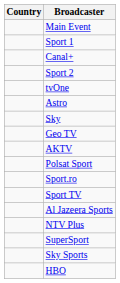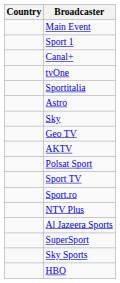- row: (60, 73)
+ row: (66, 88)
rows swapped: (64, 194) <-> (61, 179)
rows swapped: (79, 210) <-> (65, 225)
